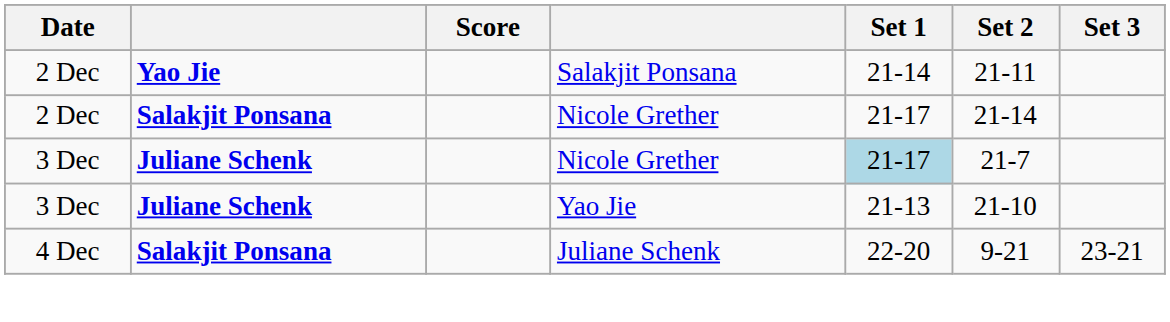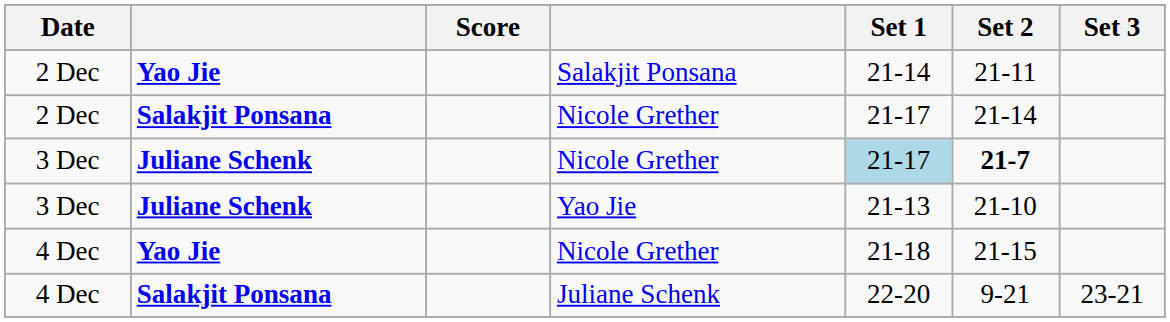(1005, 161) normal -> (1005, 161) bold
+ row: (68, 250)
